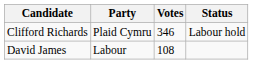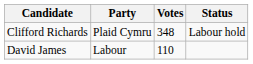(166, 31) 346 -> (166, 31) 348
(166, 50) 108 -> (165, 50) 110
